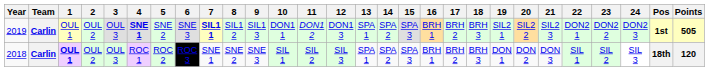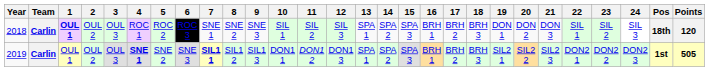rows swapped: (16, 54) <-> (16, 30)
